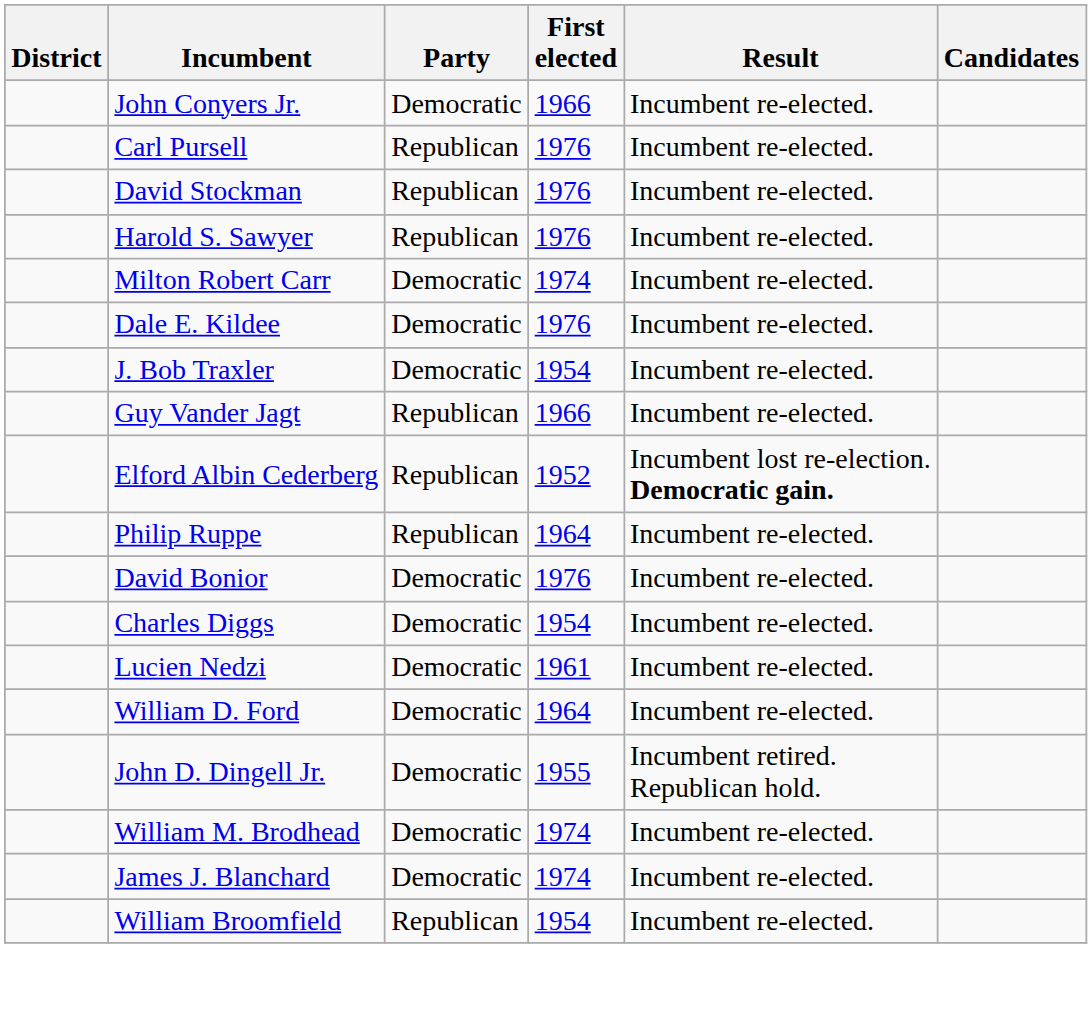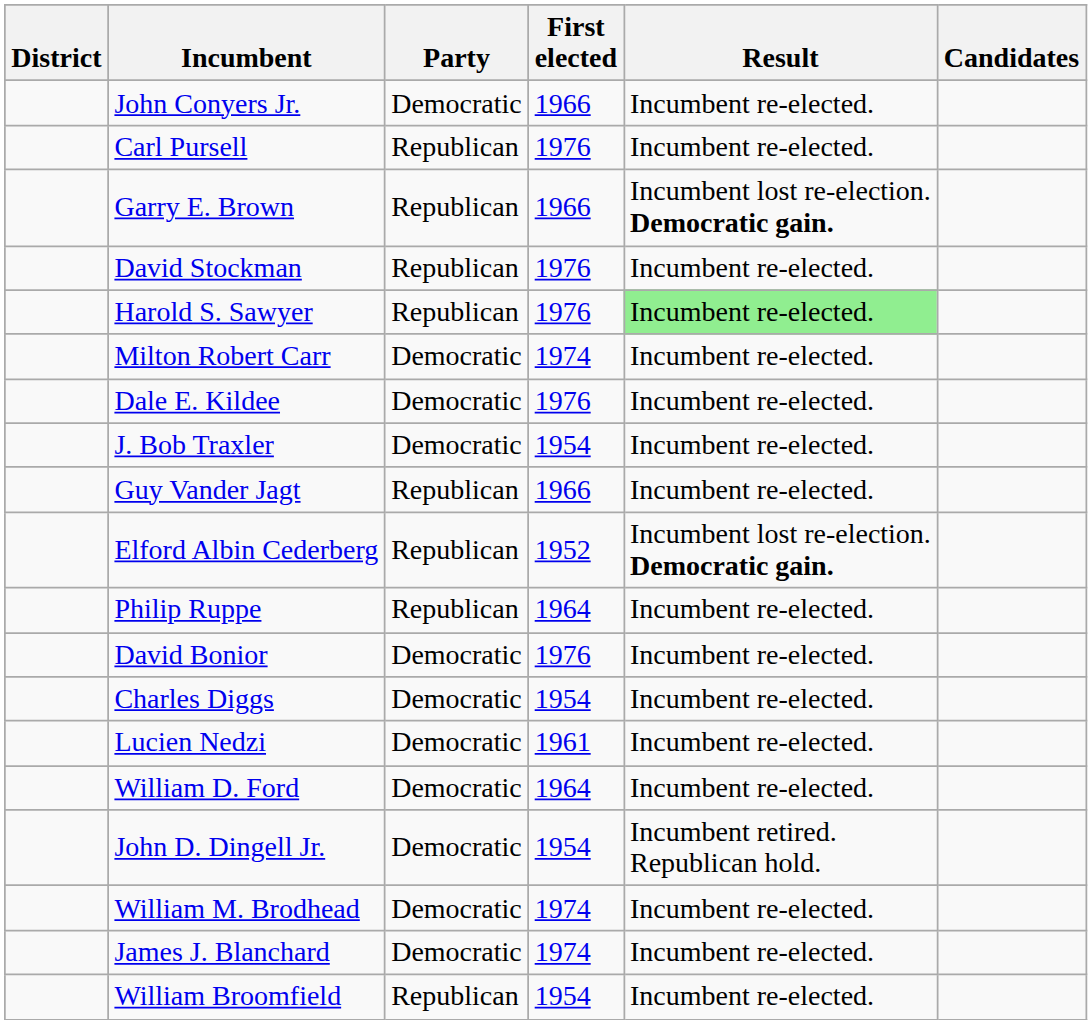+ row: (204, 207)
(752, 235) no background -> (752, 311) lightgreen background
(563, 771) 1955 -> (563, 847) 1954
